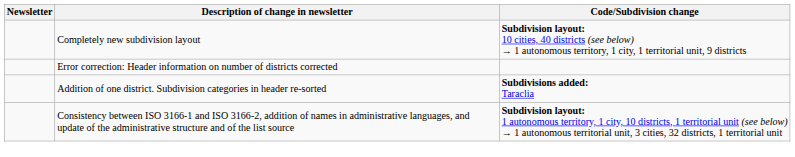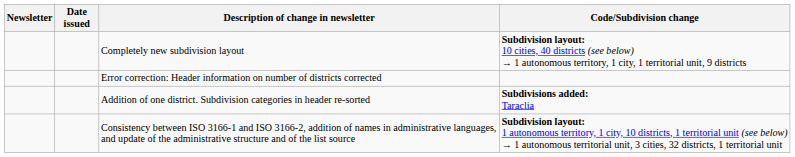+ column: (77, 18)
